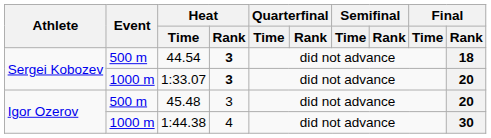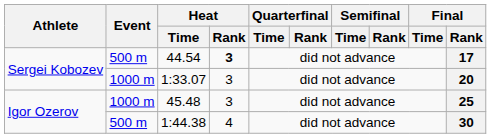(466, 58) 18 -> (466, 58) 17
(229, 80) bold -> (229, 80) normal
(128, 101) 500 m -> (132, 101) 1000 m
(466, 101) 20 -> (466, 101) 25
(132, 122) 1000 m -> (128, 122) 500 m
